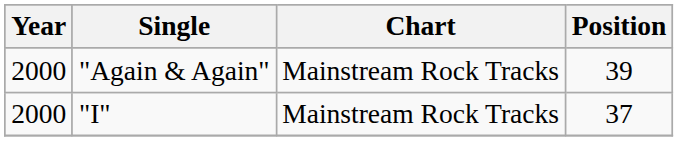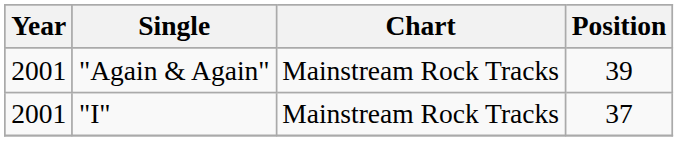(39, 69) 2000 -> (39, 69) 2001
(39, 113) 2000 -> (39, 113) 2001
